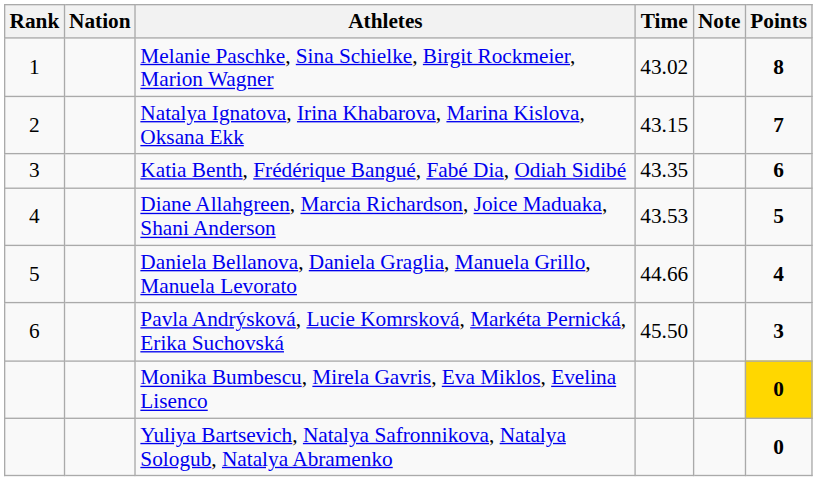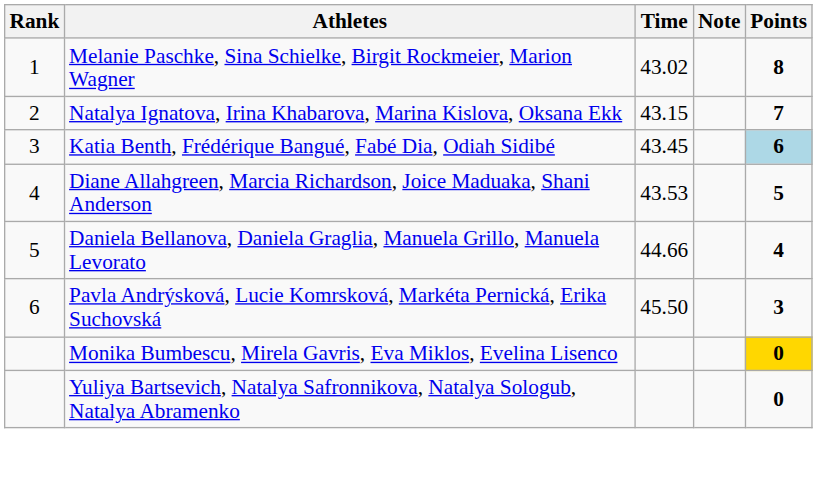- column: (100, 21)
(664, 170) 43.35 -> (664, 146) 43.45
(779, 170) no background -> (779, 146) lightblue background
